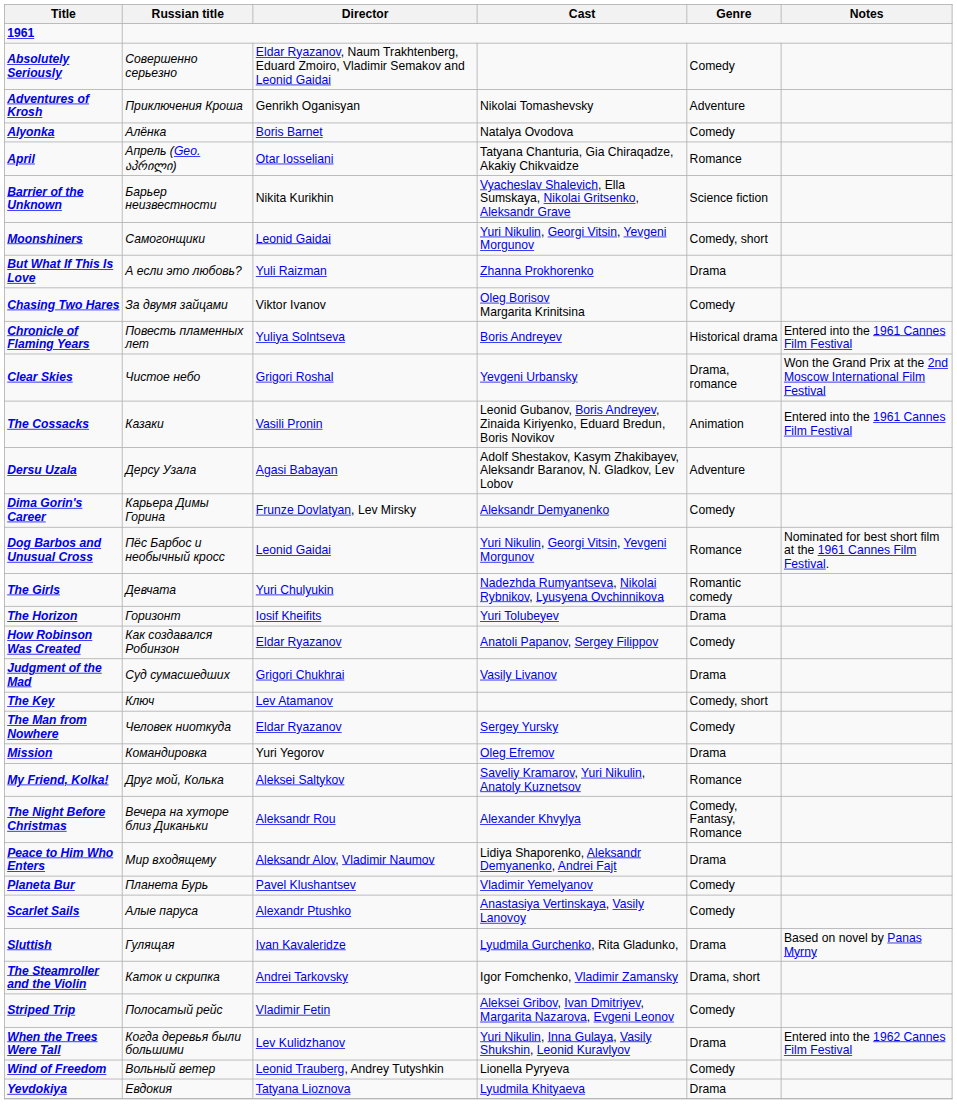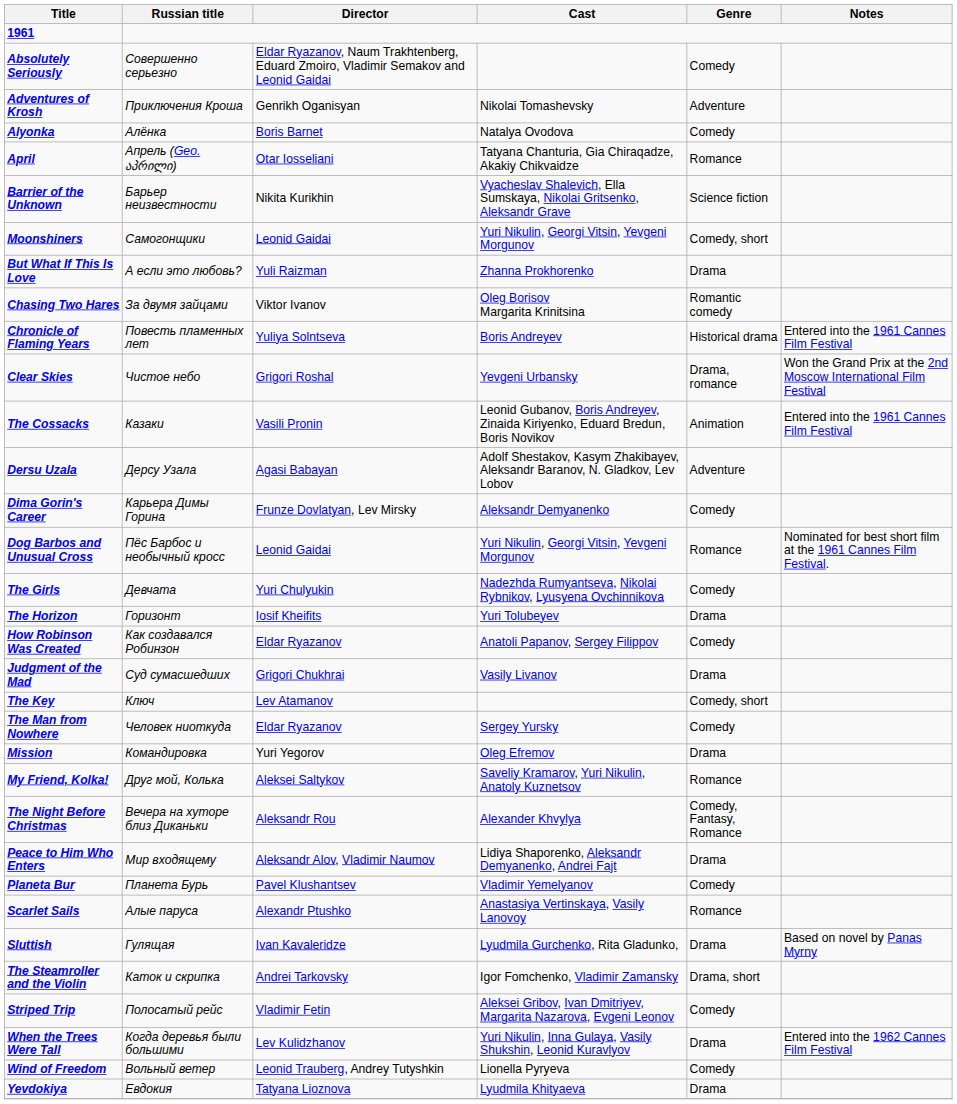(712, 304) Comedy -> (715, 304) Romantic comedy
(715, 590) Romantic comedy -> (712, 590) Comedy
(712, 911) Comedy -> (716, 911) Romance
